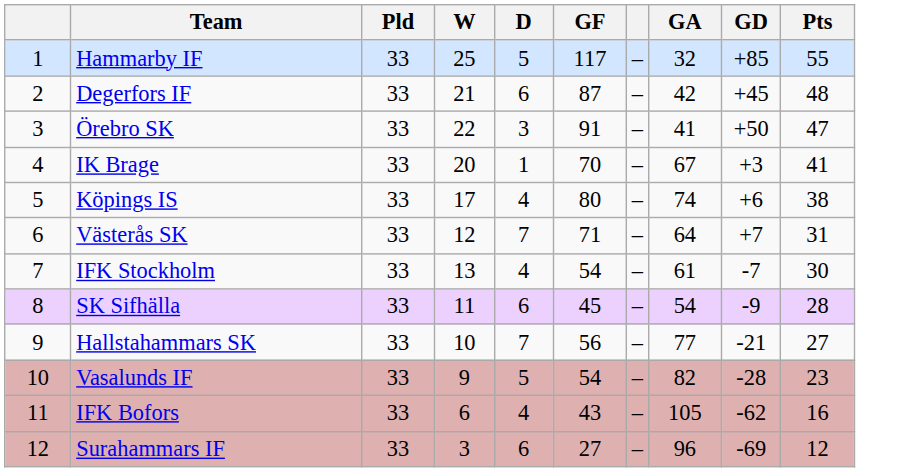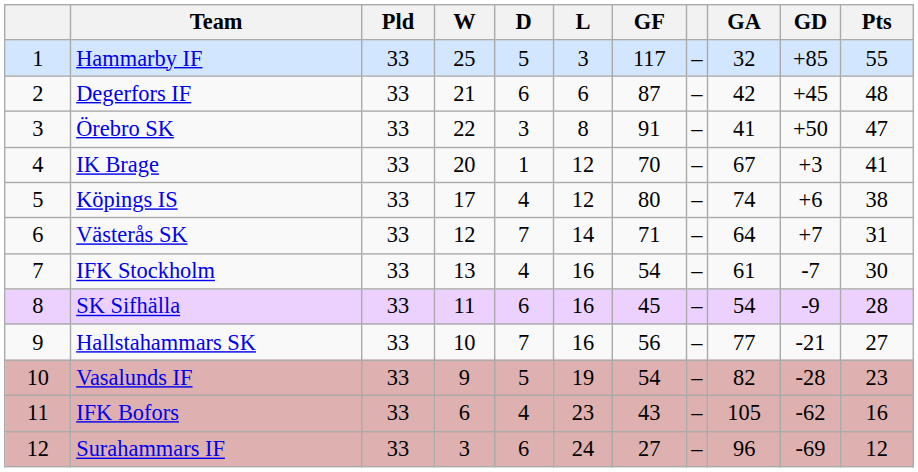+ column: (583, 22)
